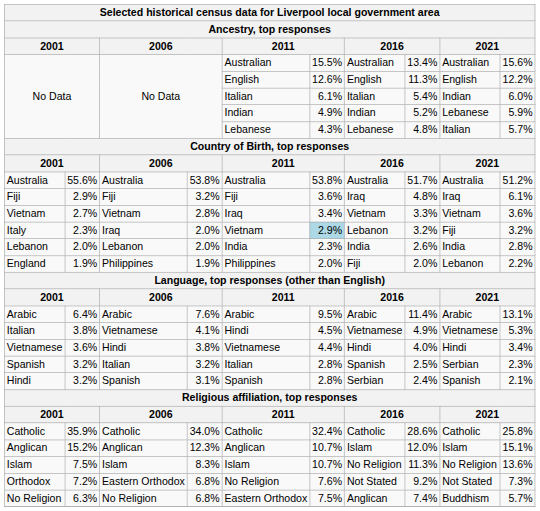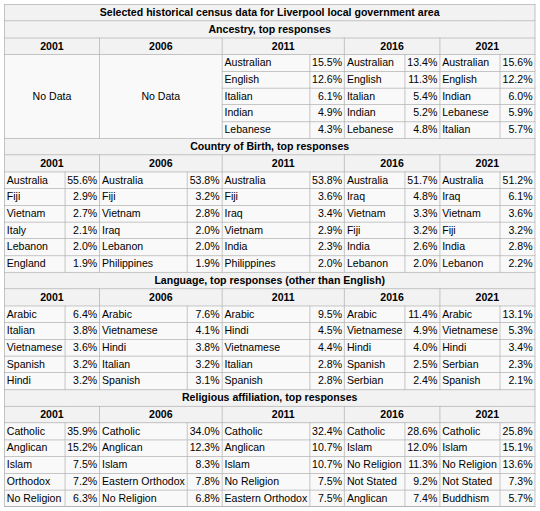(85, 230) 2.3% -> (85, 230) 2.1%
(330, 230) lightblue background -> (330, 230) no background
(367, 230) Lebanon -> (354, 230) Fiji
(354, 264) Fiji -> (367, 264) Lebanon
(208, 481) 6.8% -> (208, 481) 7.8%
(330, 481) 7.6% -> (330, 481) 7.5%
